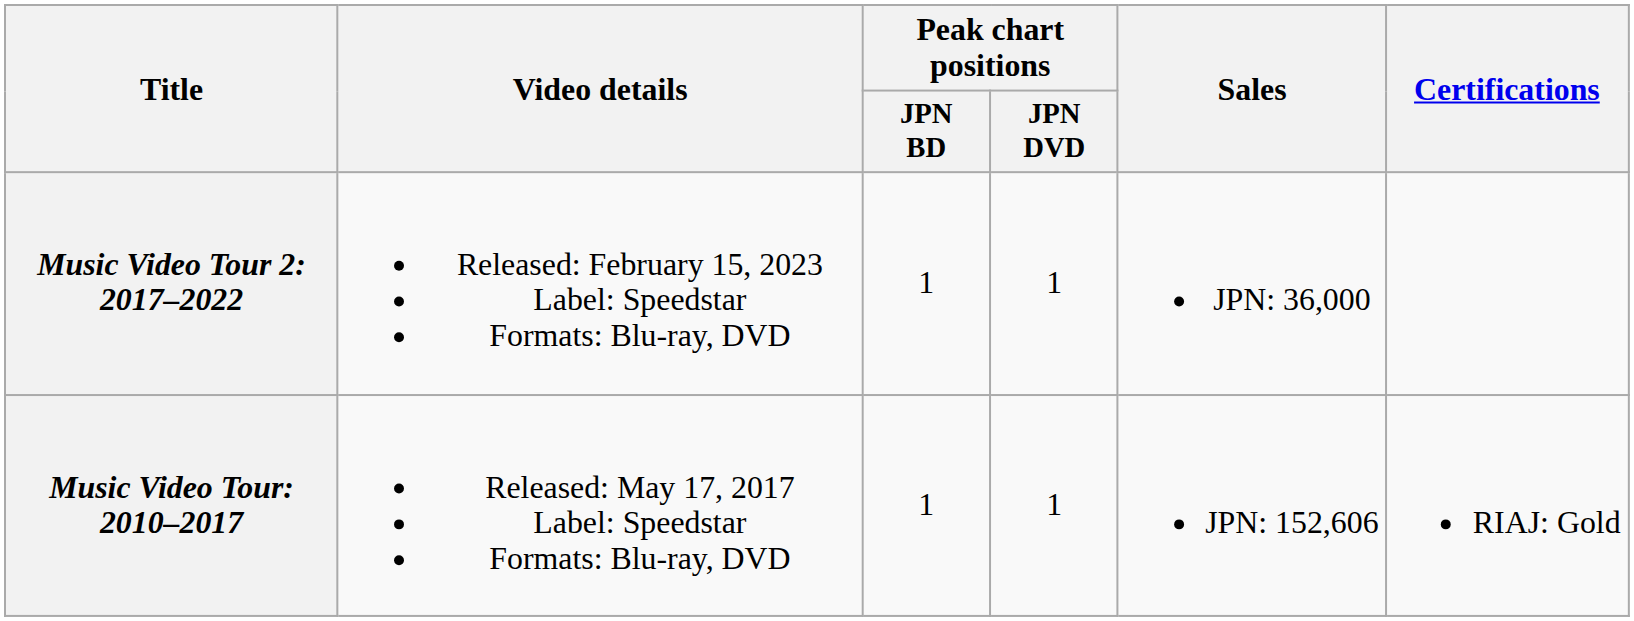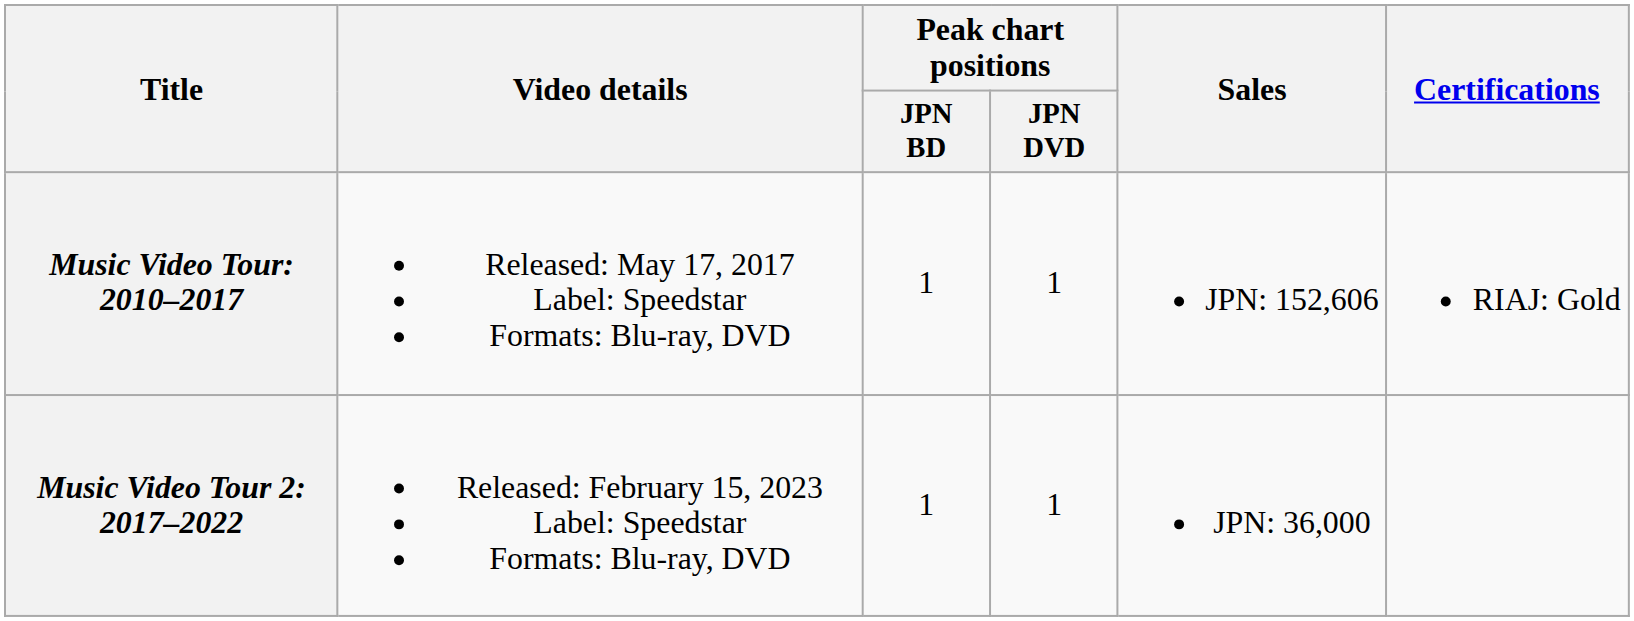rows swapped: (172, 504) <-> (172, 282)
